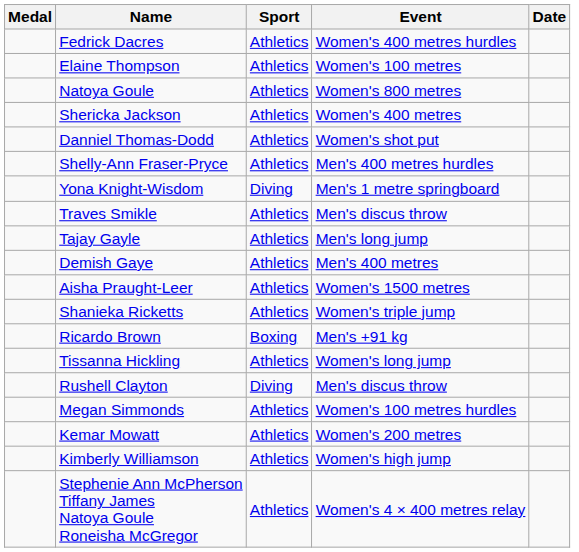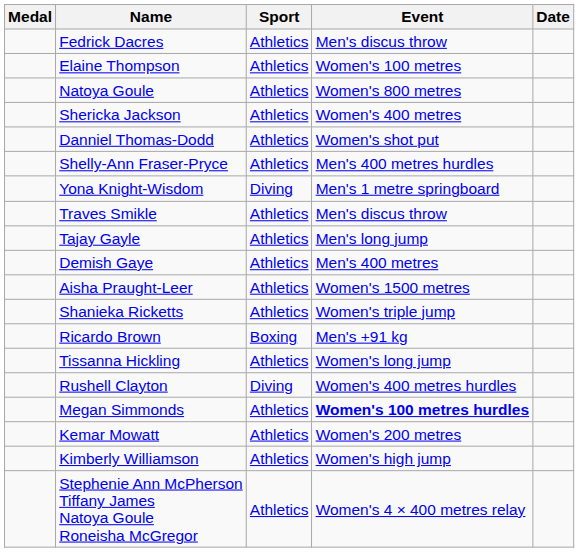(416, 42) Women's 400 metres hurdles -> (381, 42) Men's discus throw
(381, 385) Men's discus throw -> (416, 385) Women's 400 metres hurdles
(416, 410) normal -> (422, 410) bold
